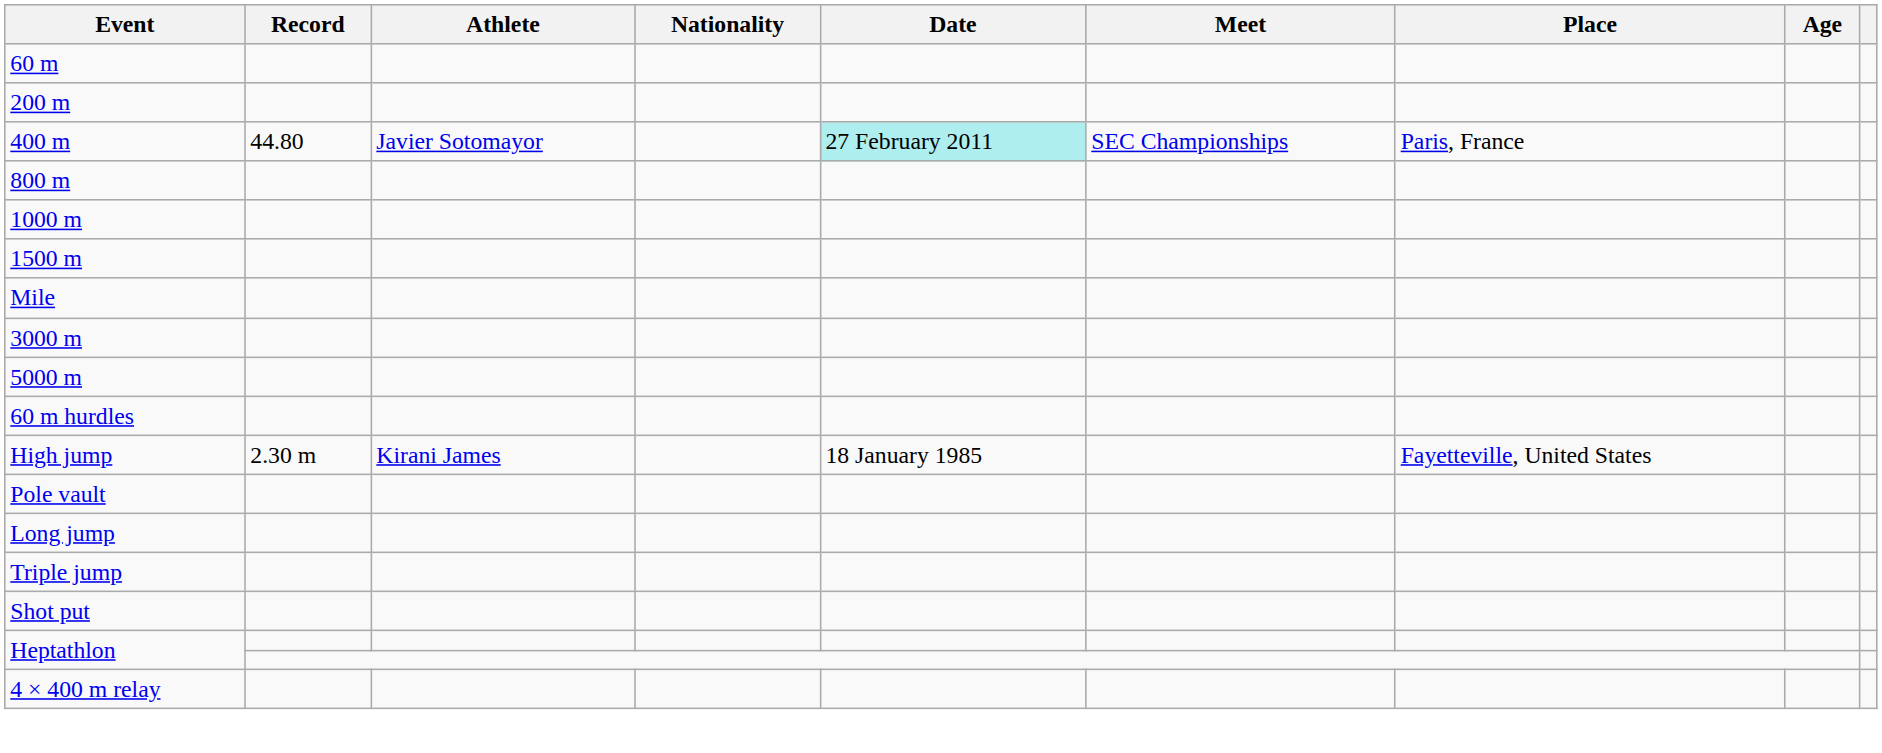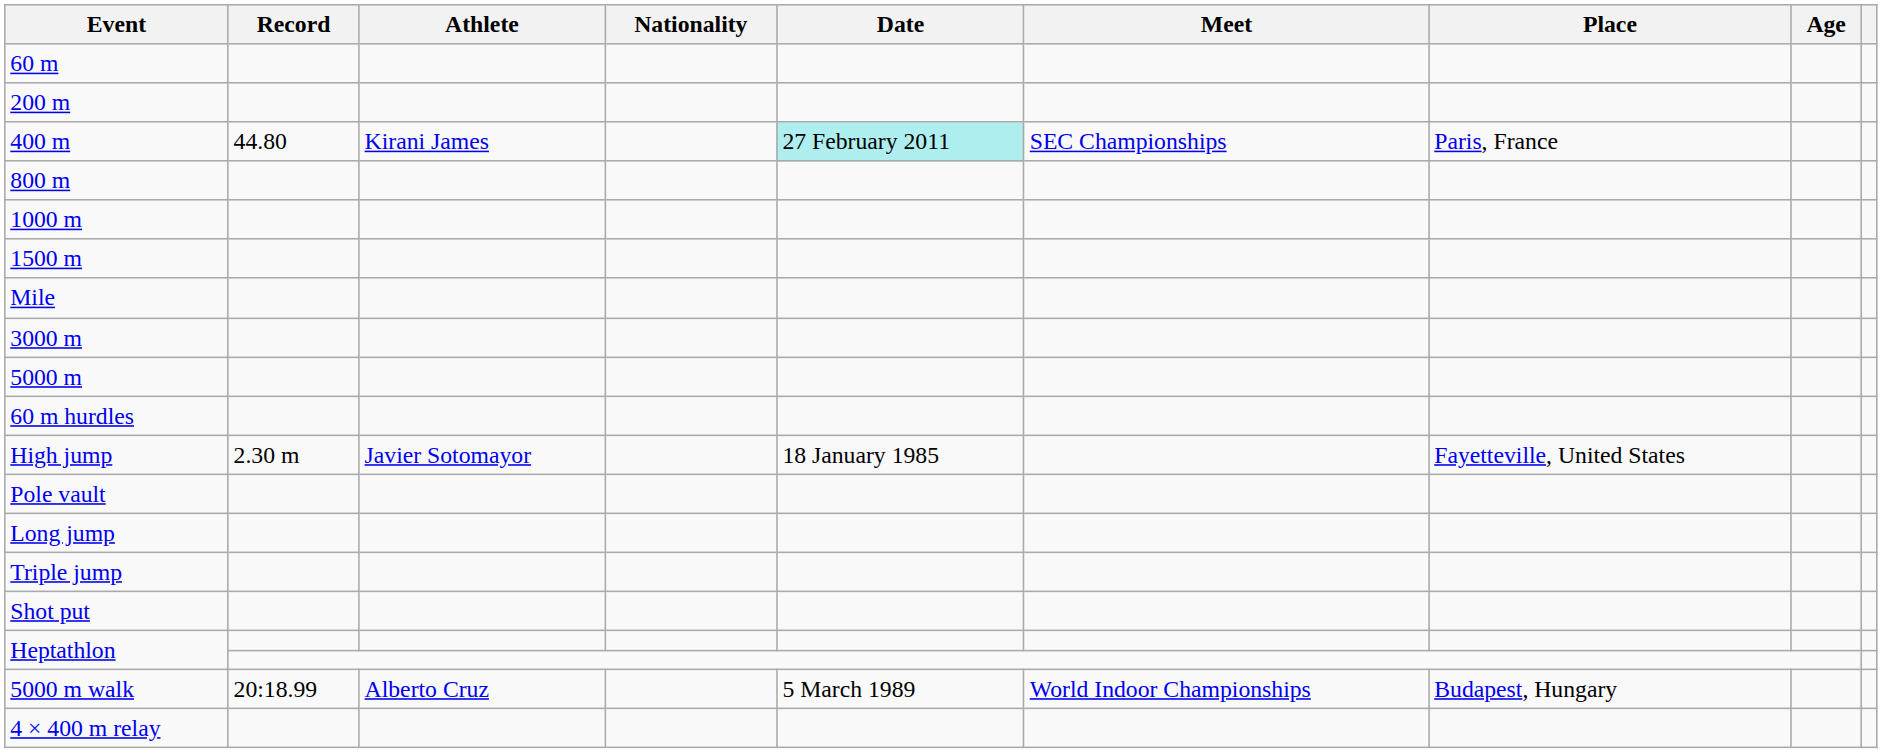(460, 141) Javier Sotomayor -> (427, 141) Kirani James
(439, 454) Kirani James -> (448, 454) Javier Sotomayor
+ row: (72, 688)
